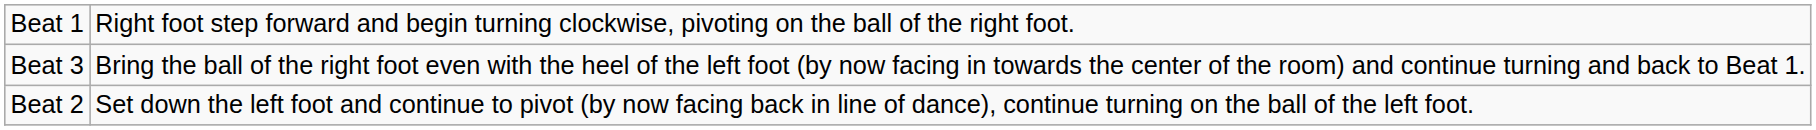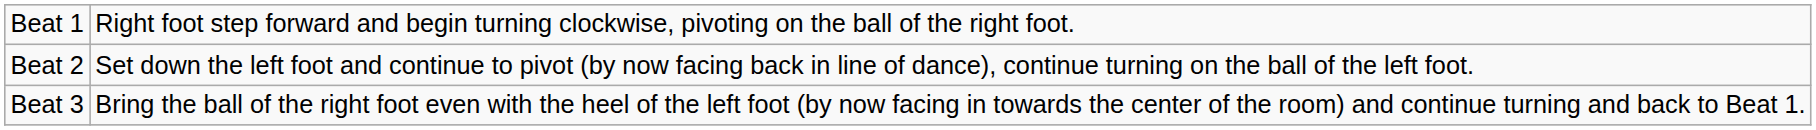rows swapped: (47, 104) <-> (47, 64)
